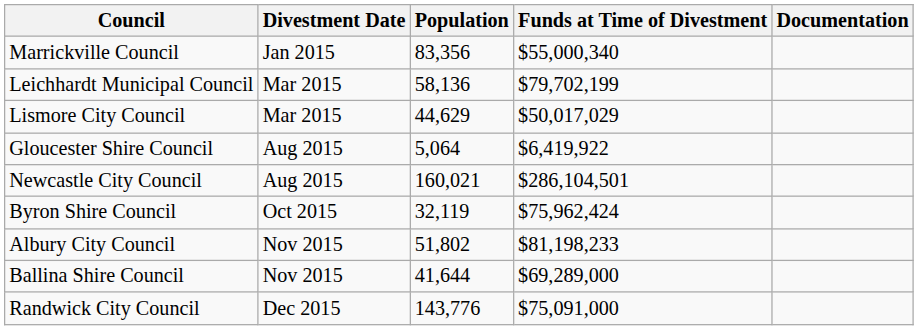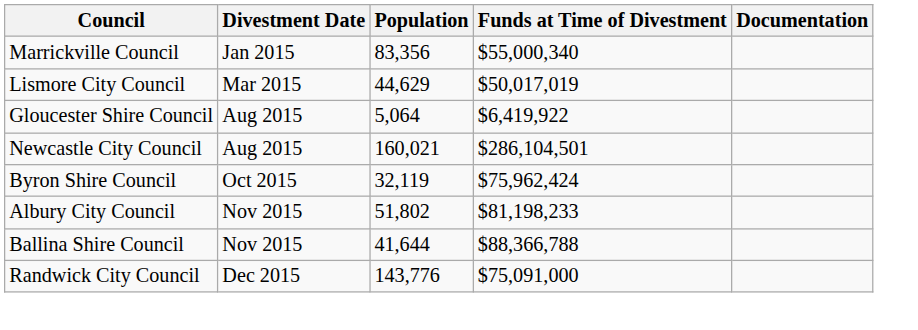- row: (131, 84)
(569, 116) $50,017,029 -> (528, 84) $50,017,019
(569, 276) $69,289,000 -> (528, 244) $88,366,788
